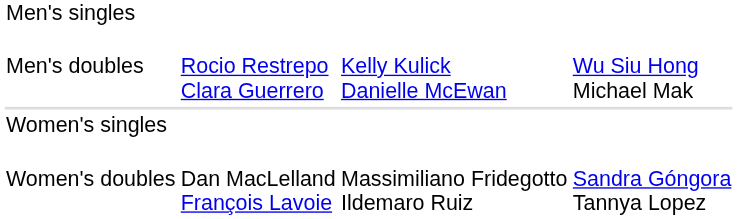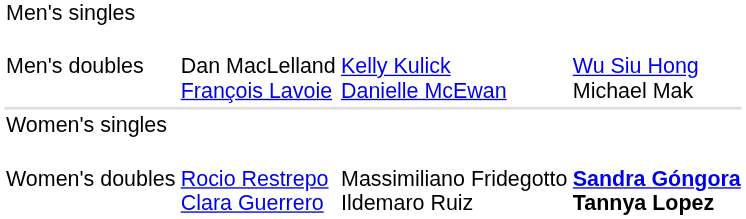(255, 78) Rocio Restrepo Clara Guerrero -> (258, 78) Dan MacLelland François Lavoie
(258, 191) Dan MacLelland François Lavoie -> (255, 191) Rocio Restrepo Clara Guerrero
(652, 191) normal -> (657, 191) bold
